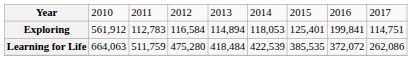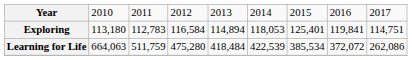(109, 30) 561,912 -> (109, 30) 113,180
(347, 30) 199,841 -> (347, 30) 119,841
(307, 47) 385,535 -> (307, 47) 385,534
